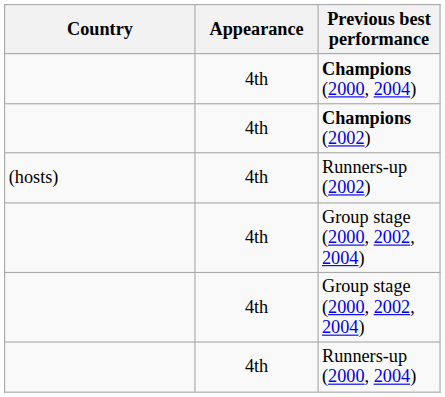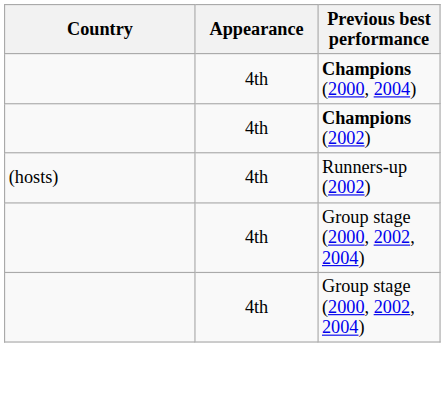- row: (100, 367)
